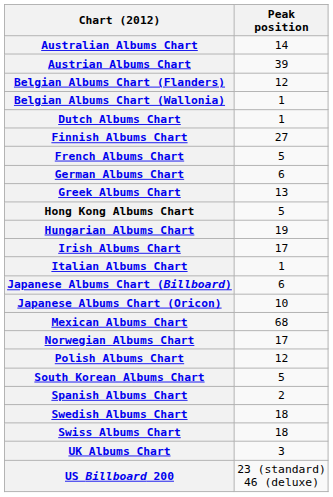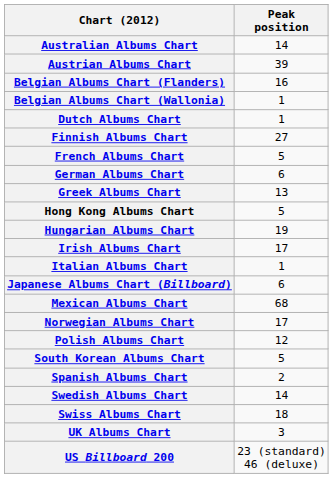(281, 82) 12 -> (281, 82) 16
- row: (119, 303)
(281, 414) 18 -> (281, 395) 14
